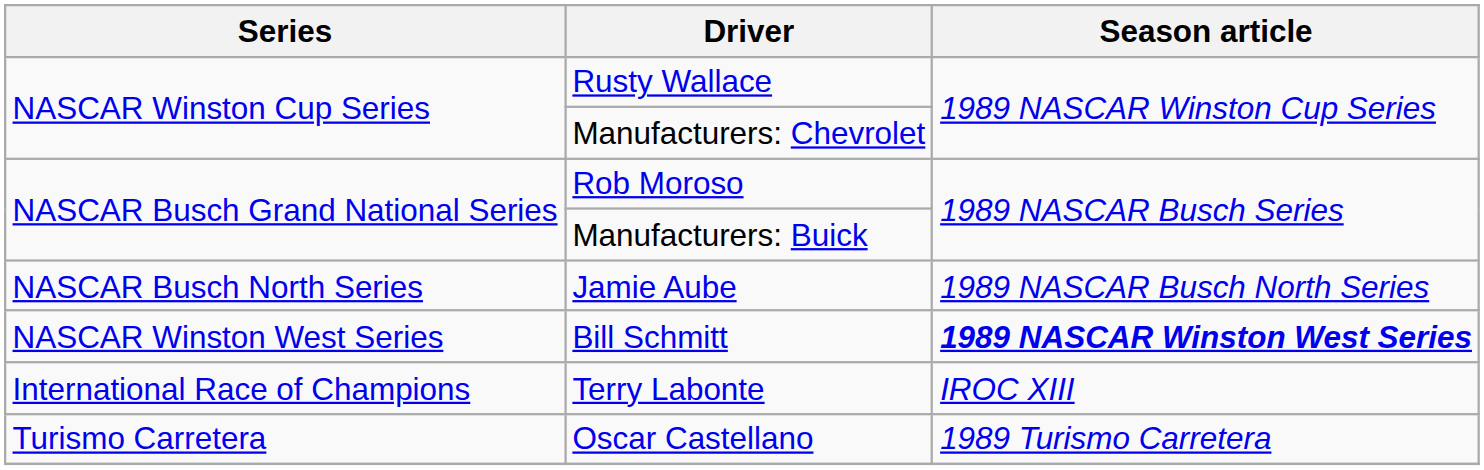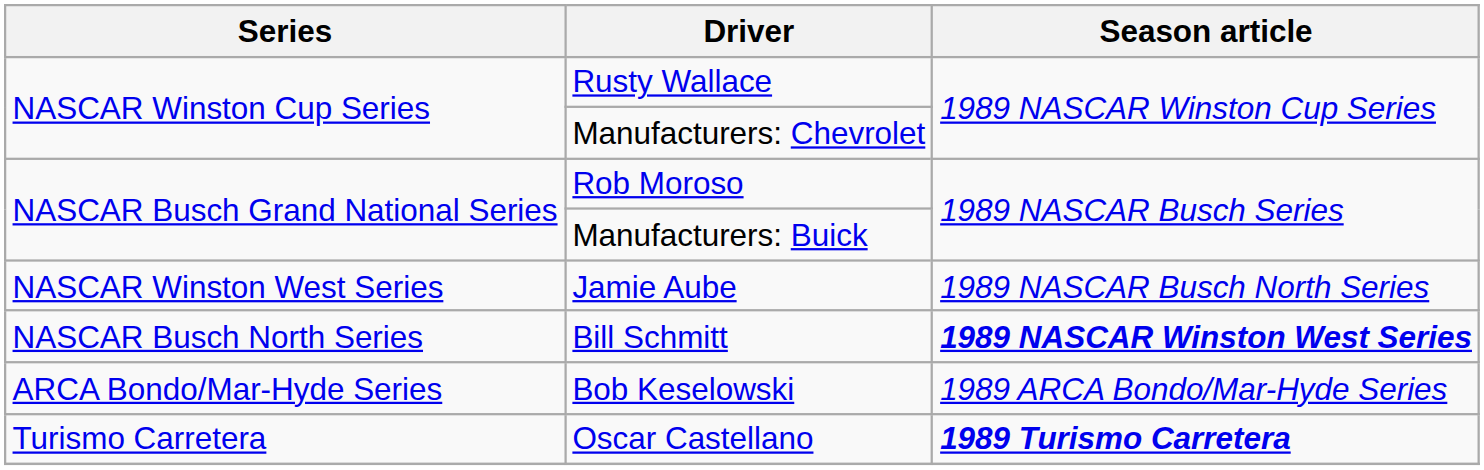(218, 285) NASCAR Busch North Series -> (228, 285) NASCAR Winston West Series
(228, 336) NASCAR Winston West Series -> (218, 336) NASCAR Busch North Series
+ row: (683, 387)
- row: (668, 387)
(1106, 438) normal -> (1115, 438) bold
